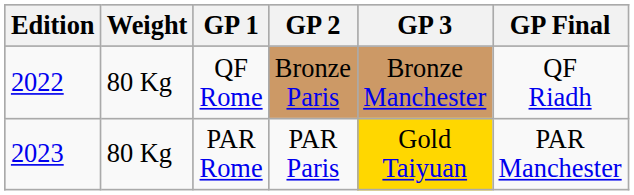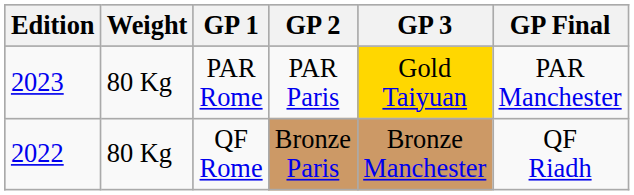rows swapped: (231, 82) <-> (231, 153)
